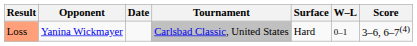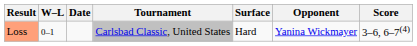columns swapped: (345, 13) <-> (82, 13)
